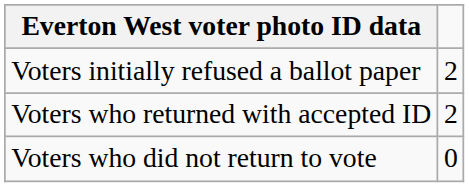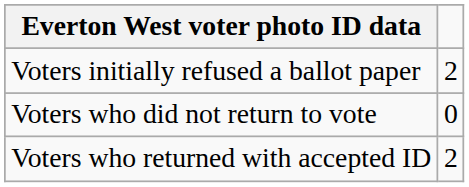rows swapped: (221, 114) <-> (194, 158)
